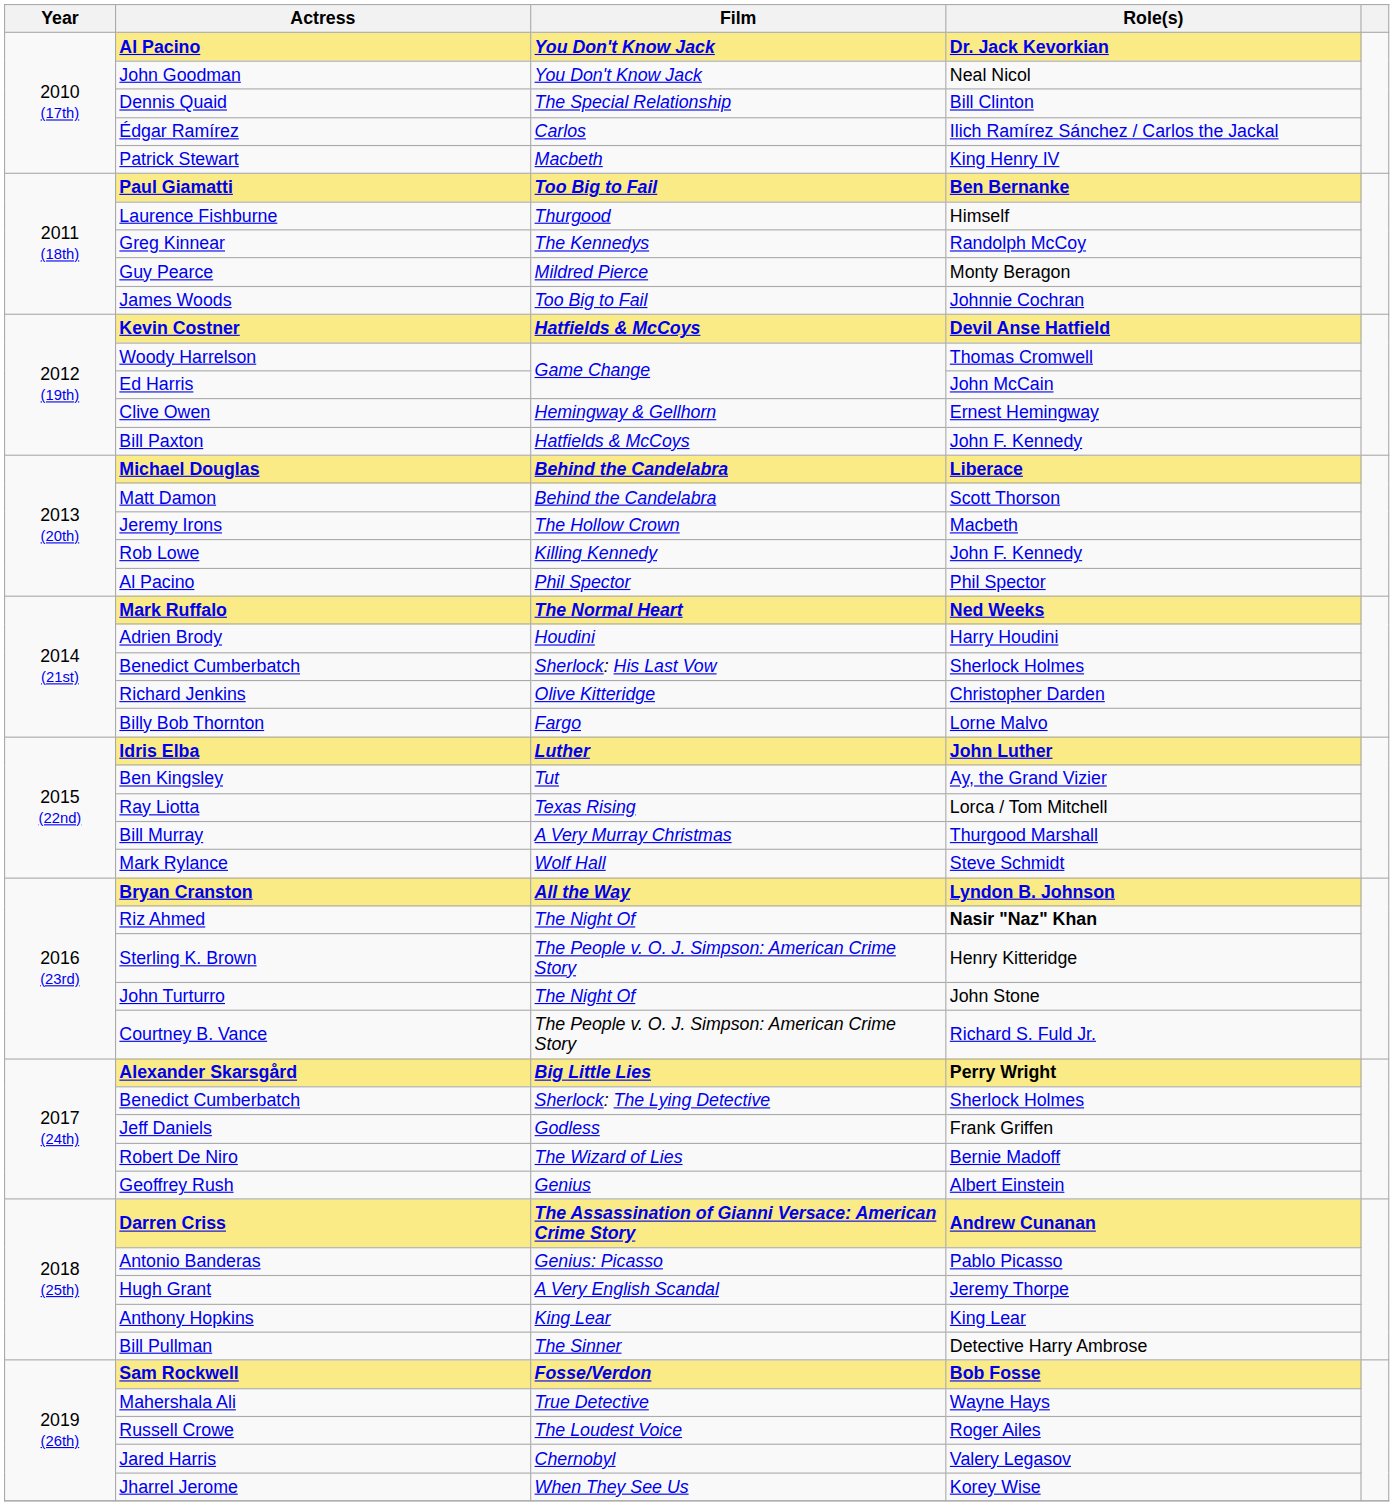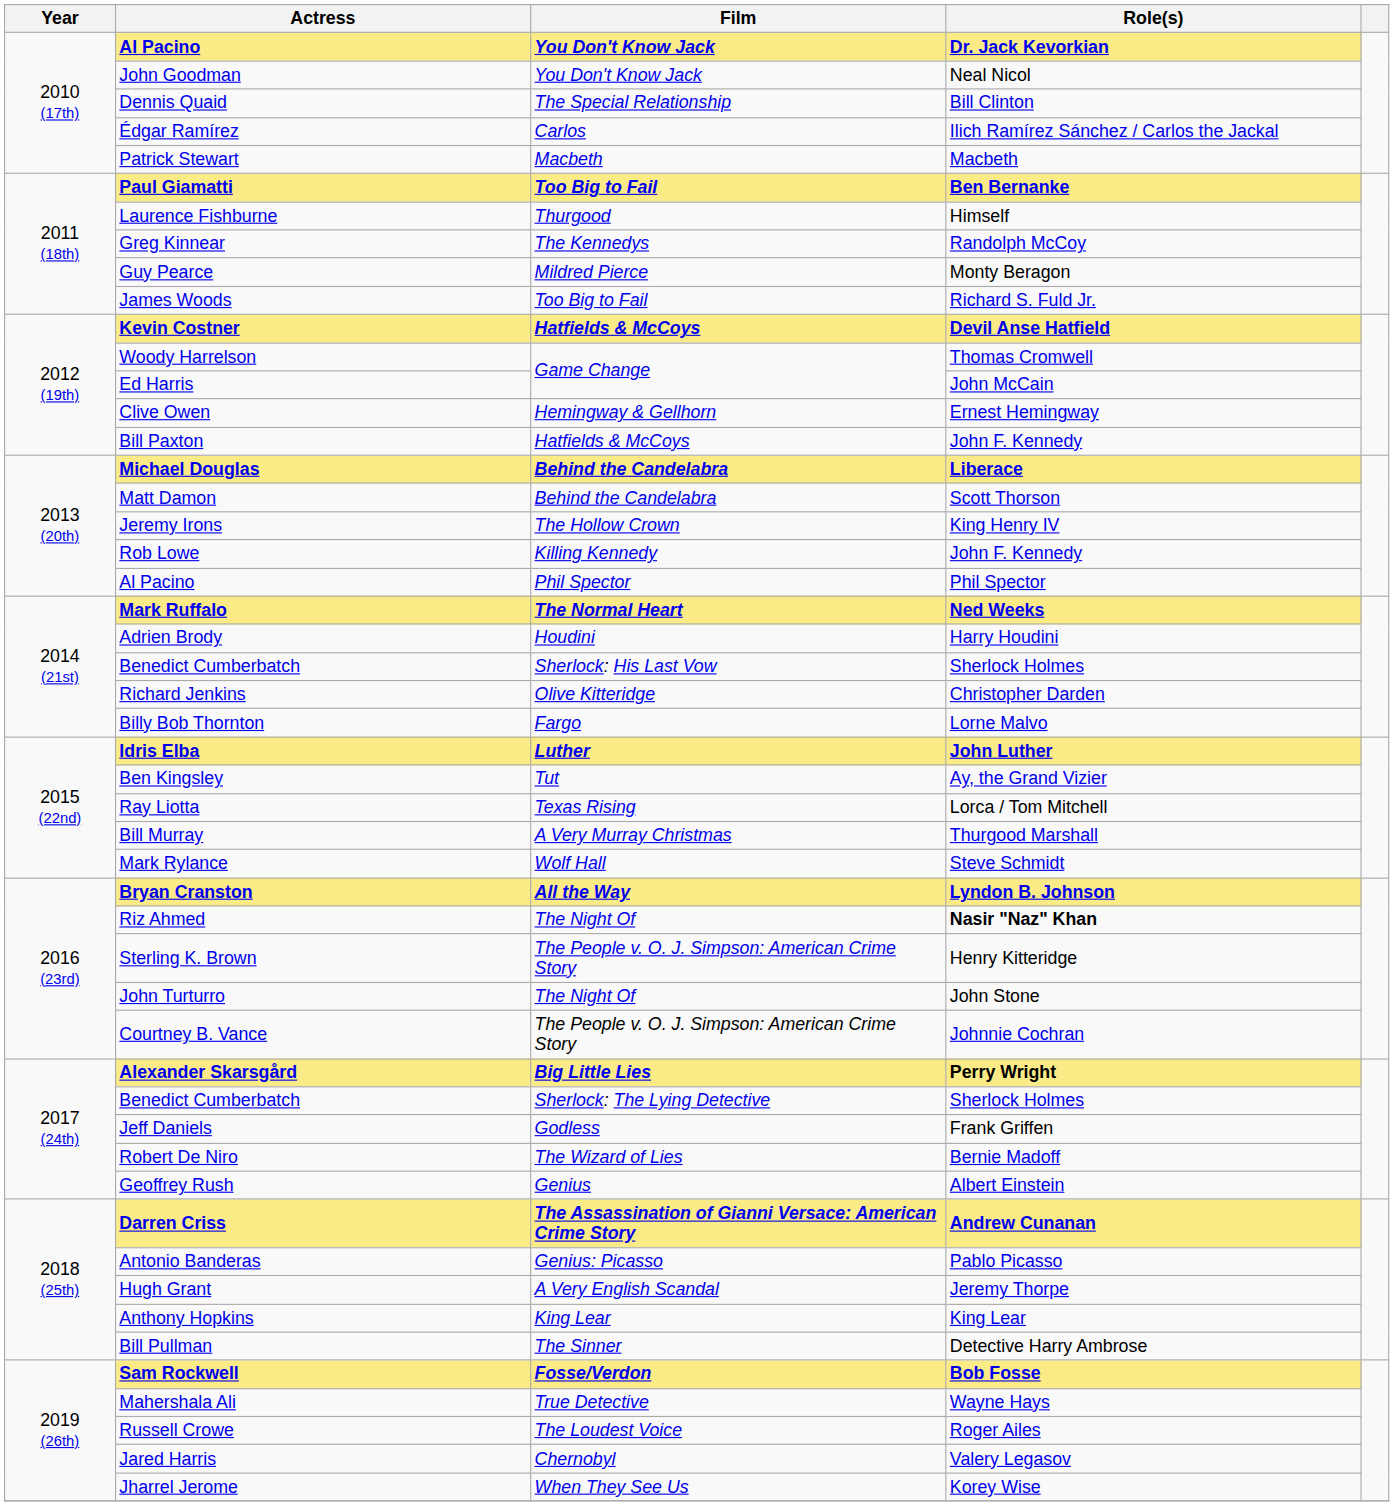(1005, 159) King Henry IV -> (984, 159) Macbeth
(1017, 300) Johnnie Cochran -> (1023, 300) Richard S. Fuld Jr.
(984, 525) Macbeth -> (1005, 525) King Henry IV
(1023, 1034) Richard S. Fuld Jr. -> (1017, 1034) Johnnie Cochran
